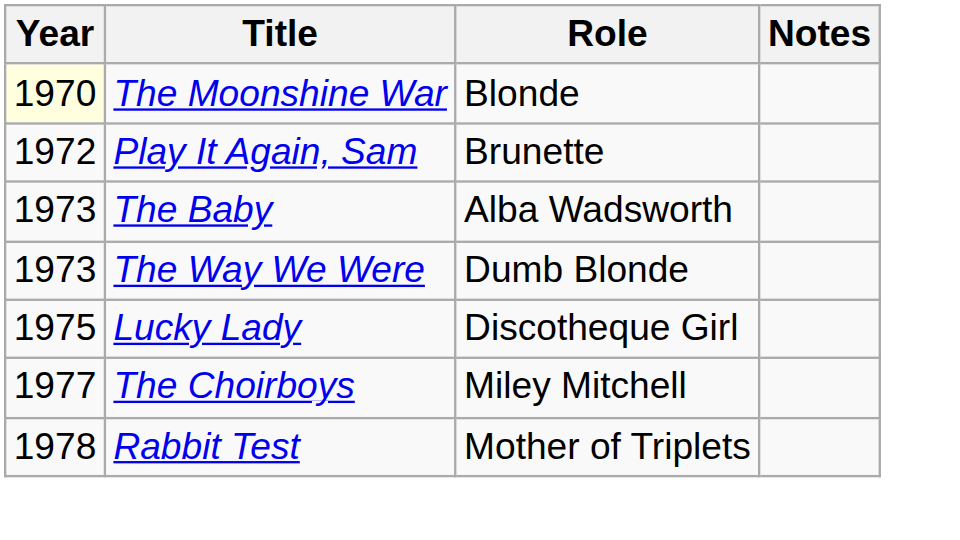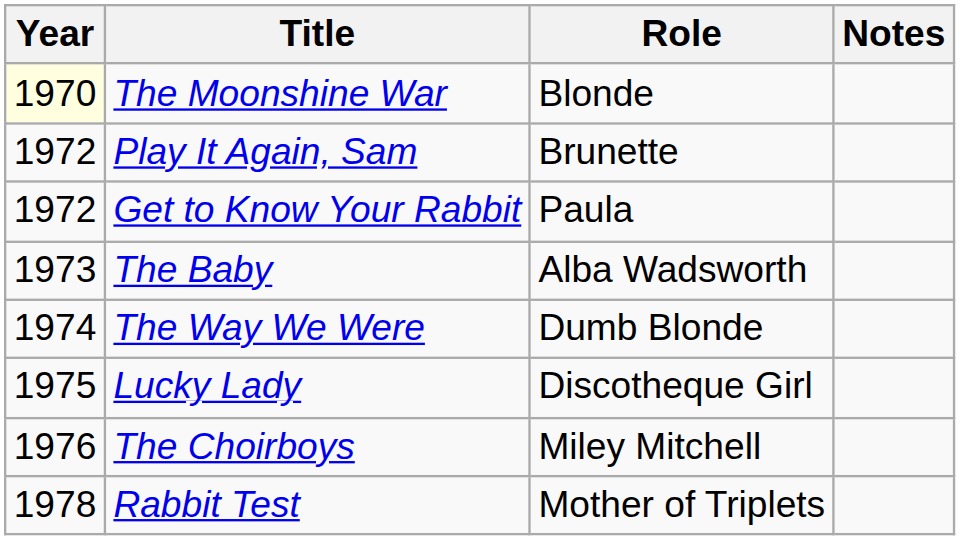+ row: (317, 210)
(55, 269) 1973 -> (55, 328) 1974
(55, 387) 1977 -> (55, 446) 1976
